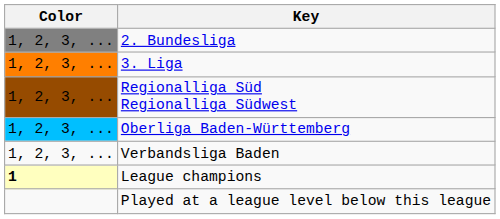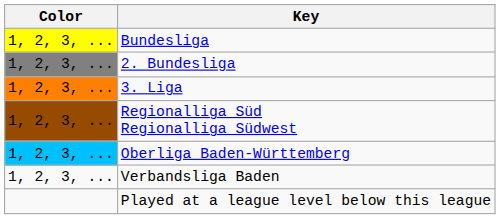+ row: (165, 40)
- row: (191, 177)
